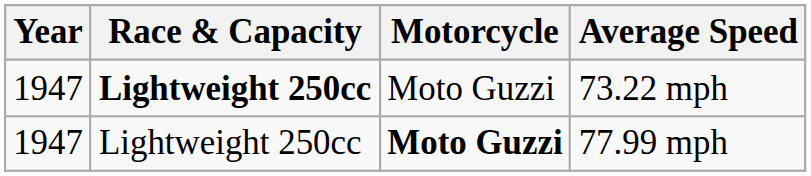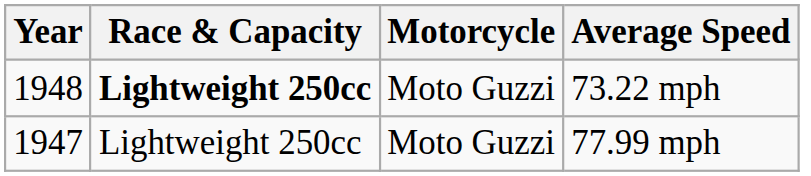(48, 87) 1947 -> (48, 87) 1948
(475, 142) bold -> (471, 142) normal
